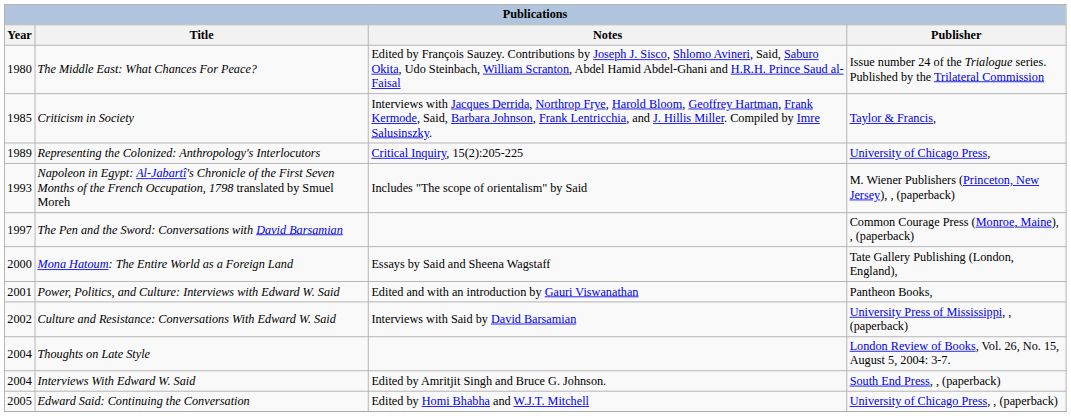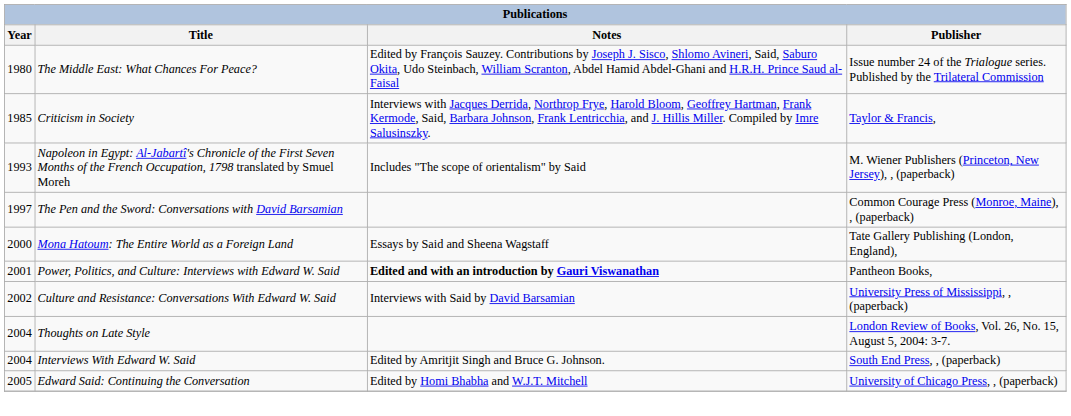- row: (179, 153)
(505, 292) normal -> (514, 271) bold
